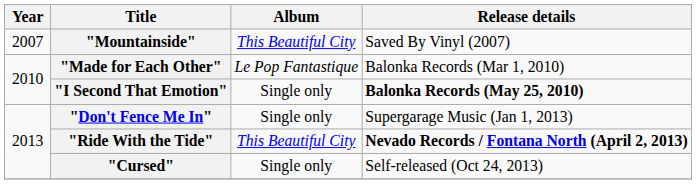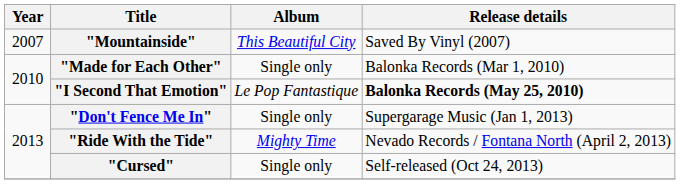(296, 66) Le Pop Fantastique -> (296, 66) Single only
(296, 91) Single only -> (296, 91) Le Pop Fantastique
(296, 141) This Beautiful City -> (296, 141) Mighty Time
(526, 141) bold -> (518, 141) normal
